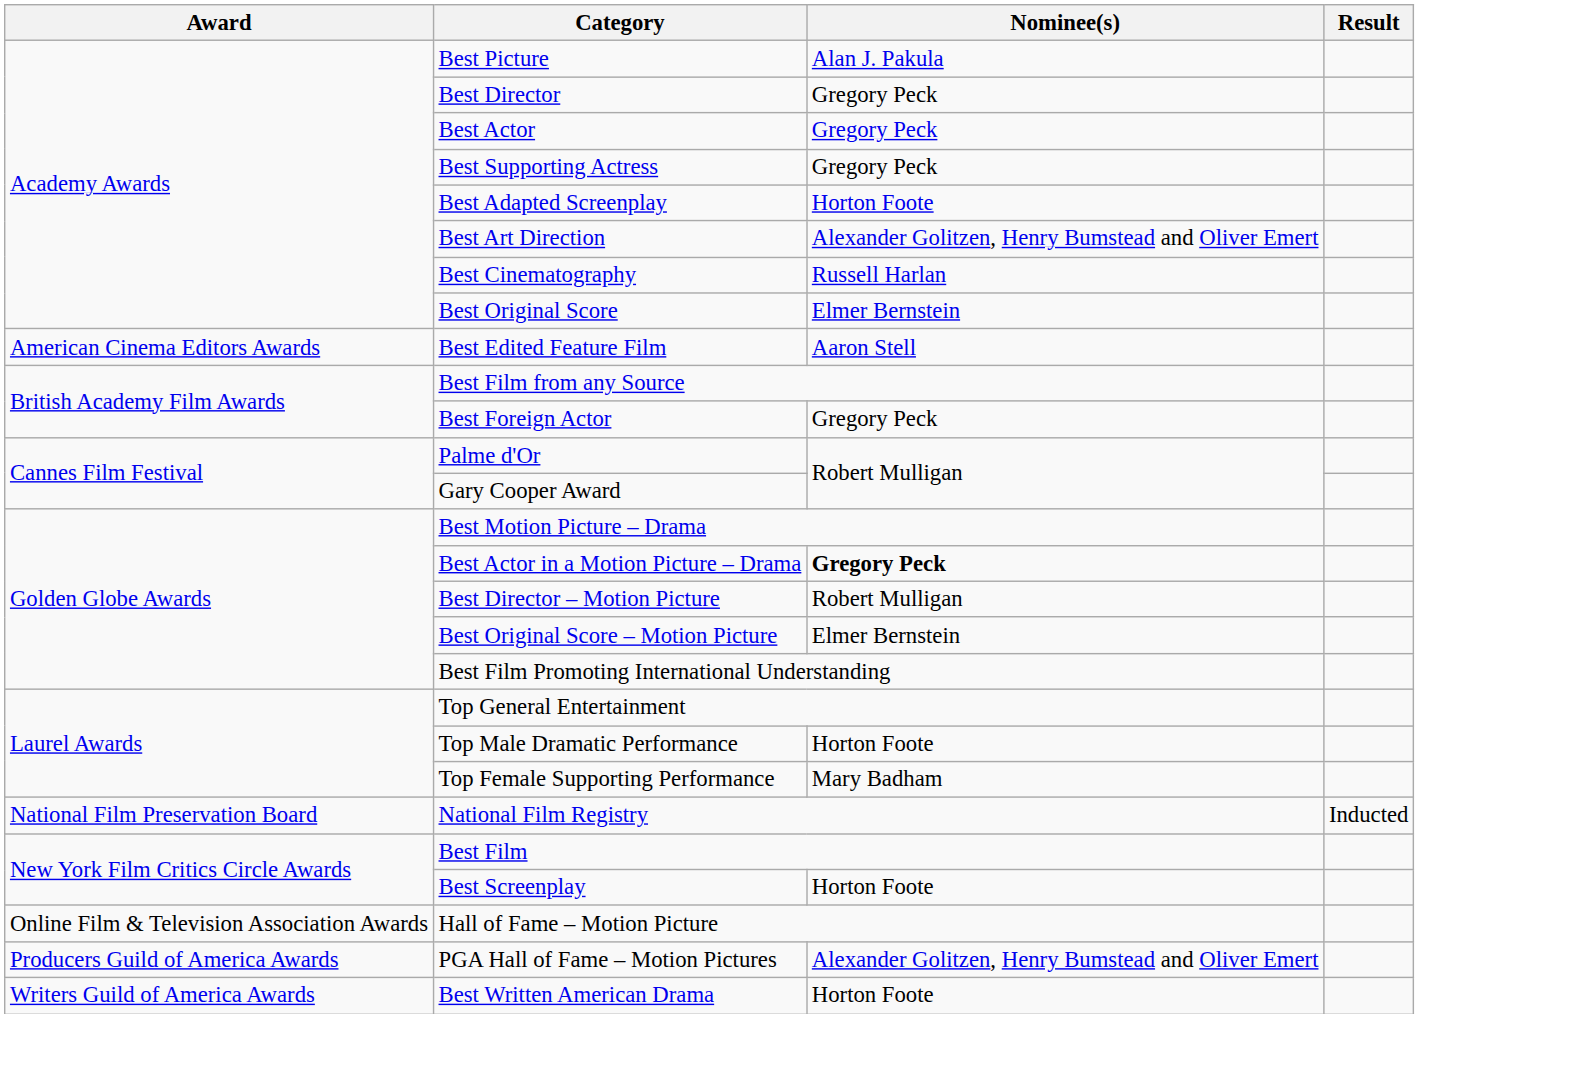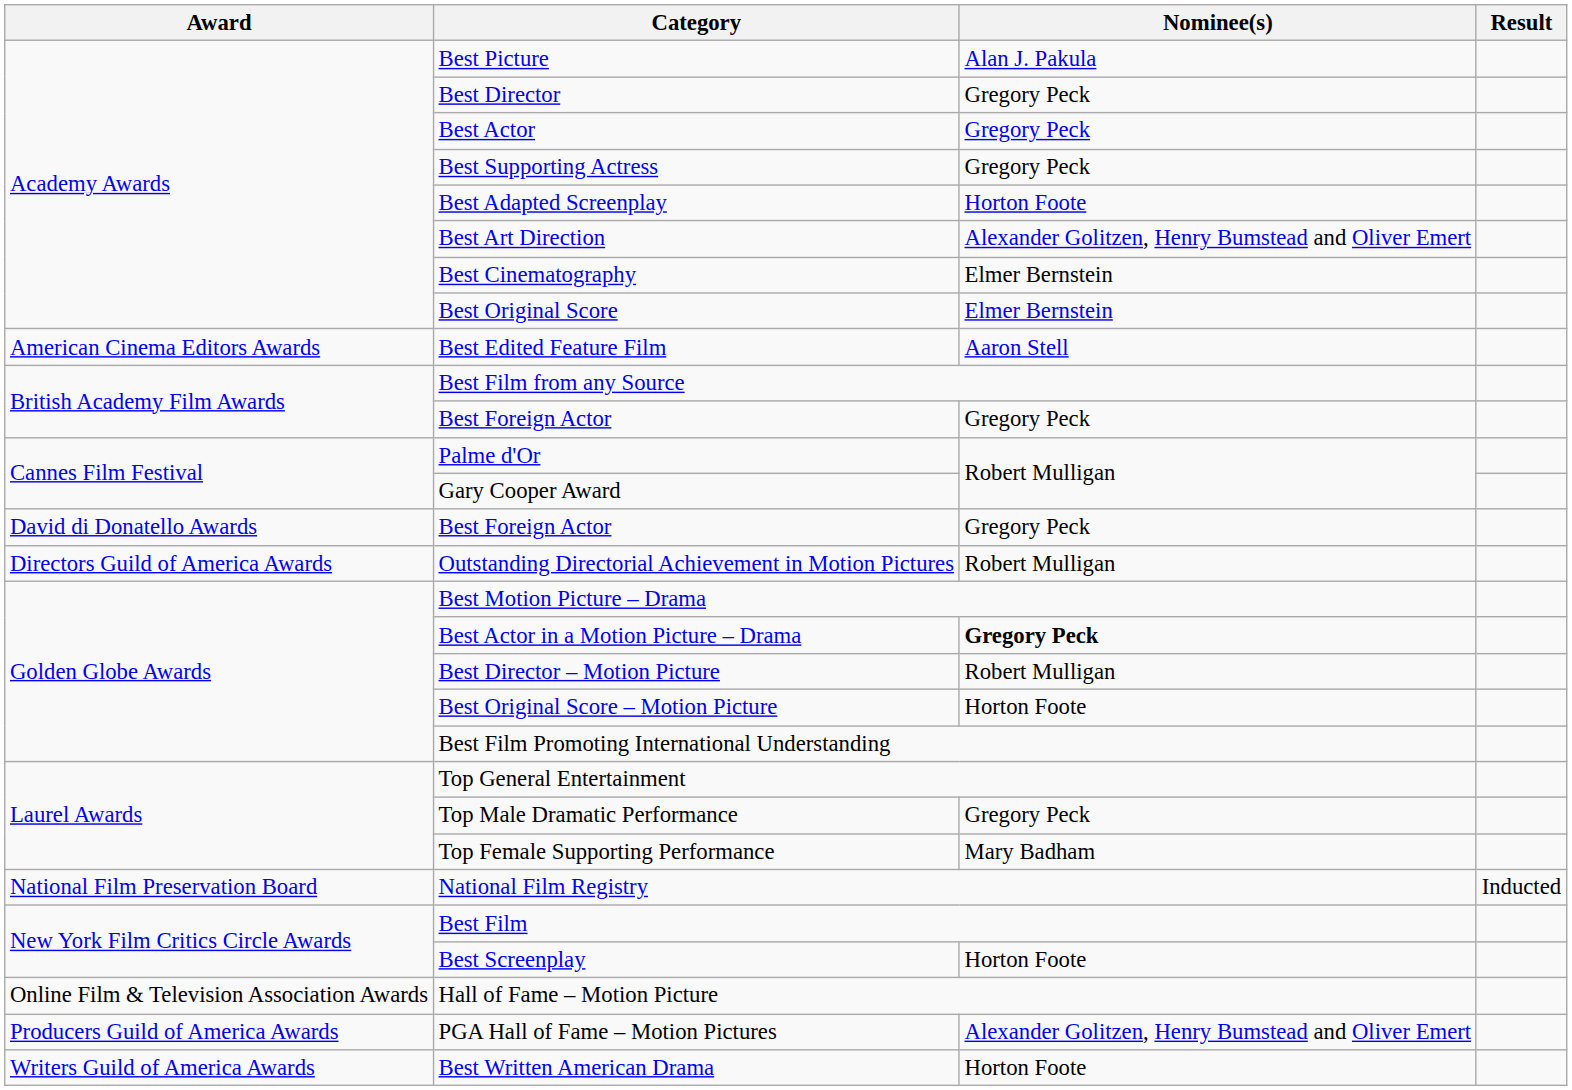(879, 274) Russell Harlan -> (1039, 274) Elmer Bernstein
+ row: (134, 526)
+ row: (171, 563)
(886, 635) Elmer Bernstein -> (1025, 707) Horton Foote
(873, 743) Horton Foote -> (1027, 815) Gregory Peck
